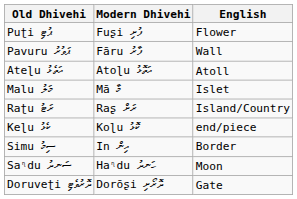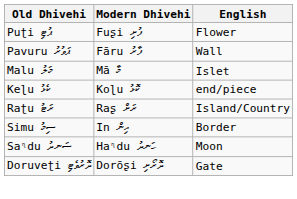- row: (35, 70)
rows swapped: (30, 108) <-> (29, 127)
